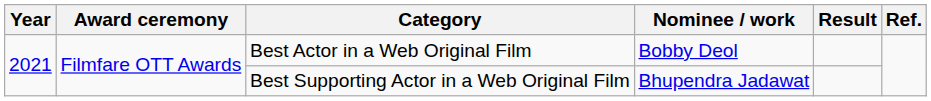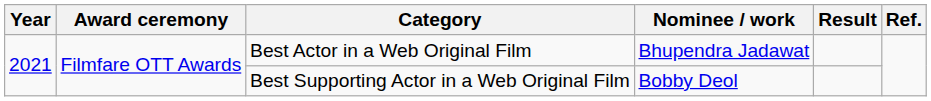(688, 50) Bobby Deol -> (724, 50) Bhupendra Jadawat
(724, 80) Bhupendra Jadawat -> (688, 80) Bobby Deol
